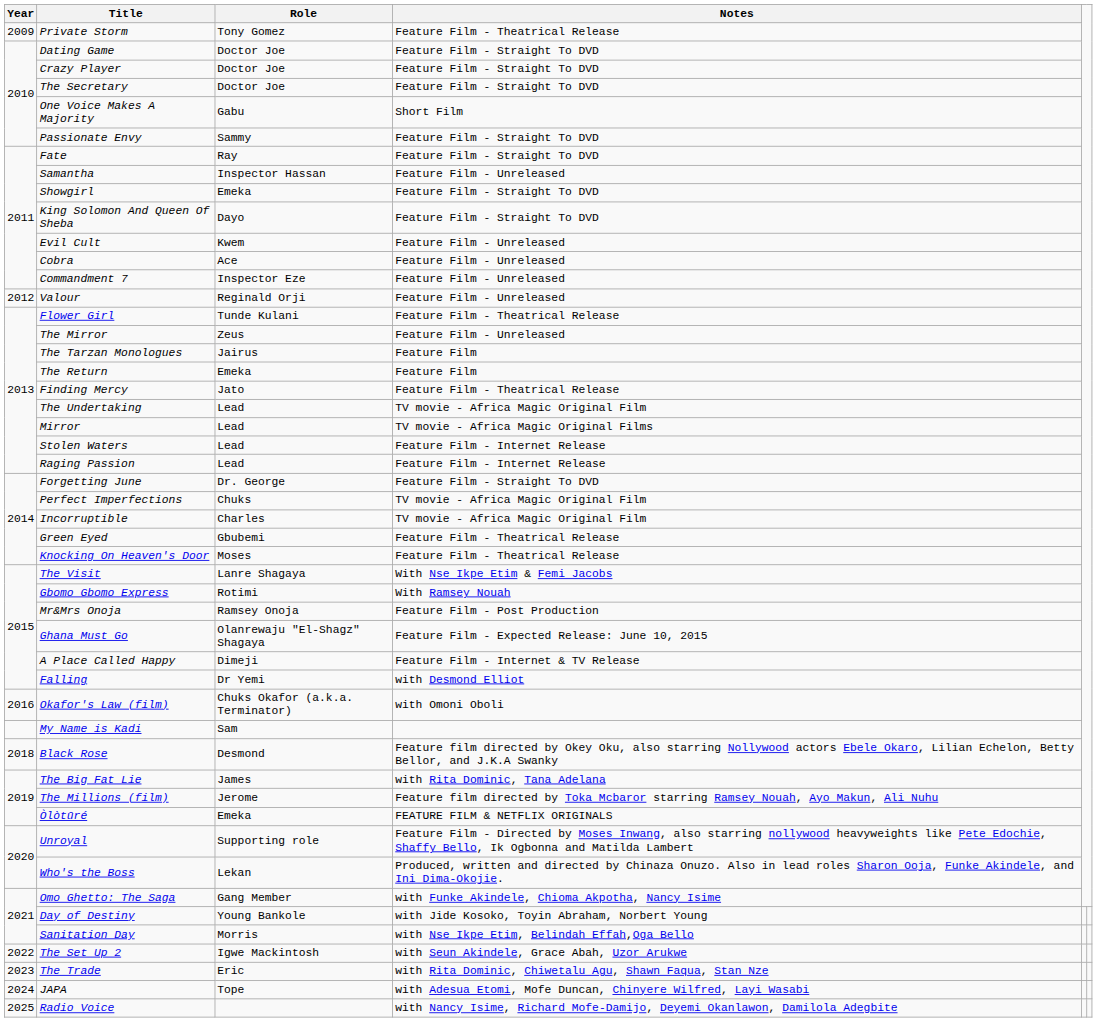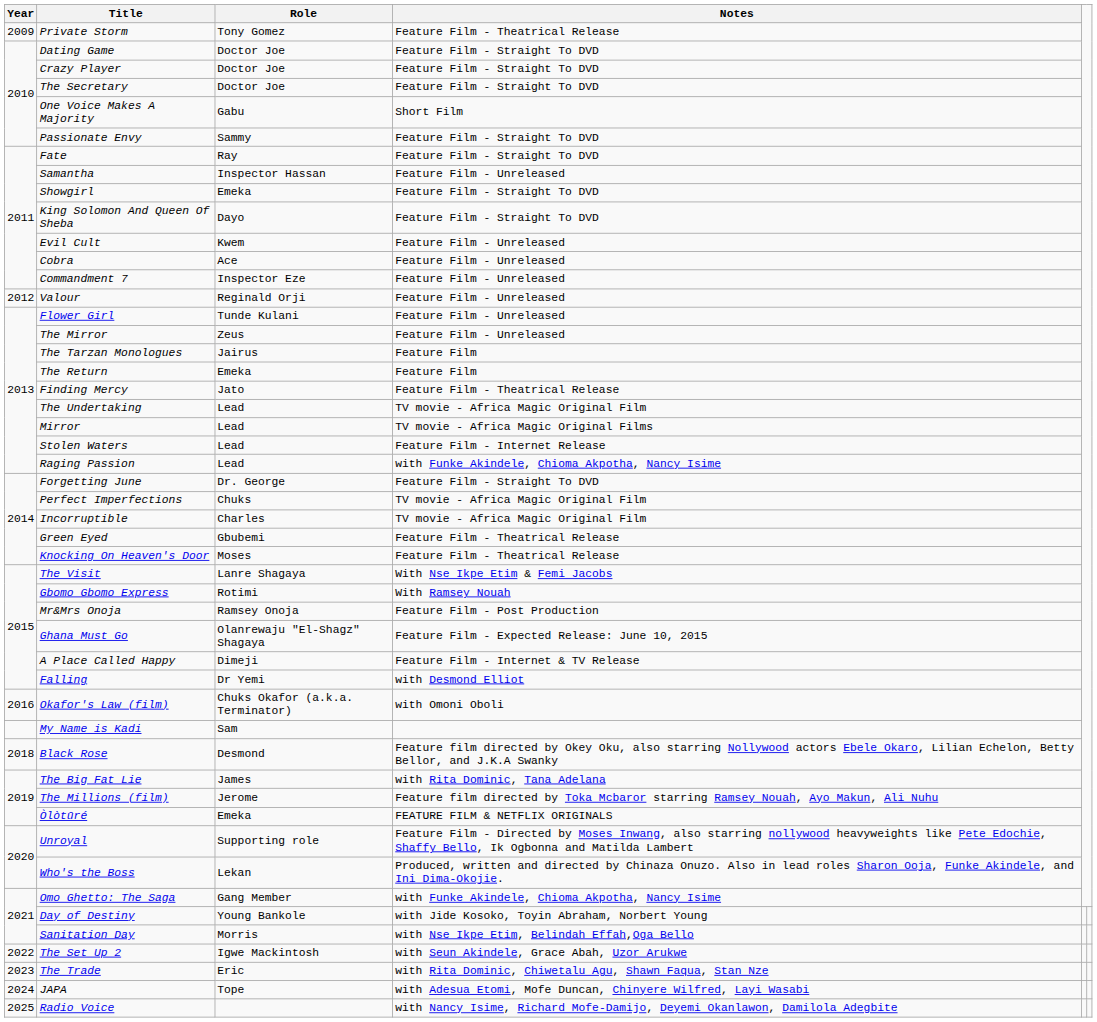(507, 316) Feature Film - Theatrical Release -> (480, 316) Feature Film - Unreleased
(500, 464) Feature Film - Internet Release -> (558, 464) with Funke Akindele, Chioma Akpotha, Nancy Isime
